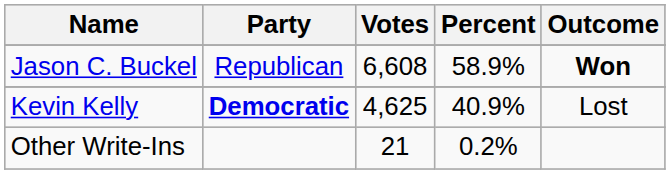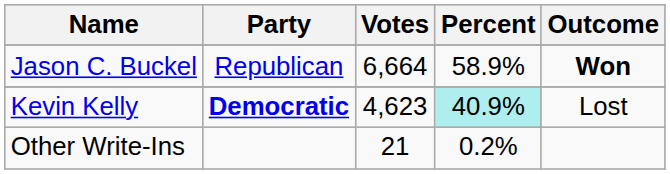(395, 65) 6,608 -> (395, 65) 6,664
(395, 106) 4,625 -> (395, 106) 4,623
(488, 106) no background -> (488, 106) paleturquoise background
